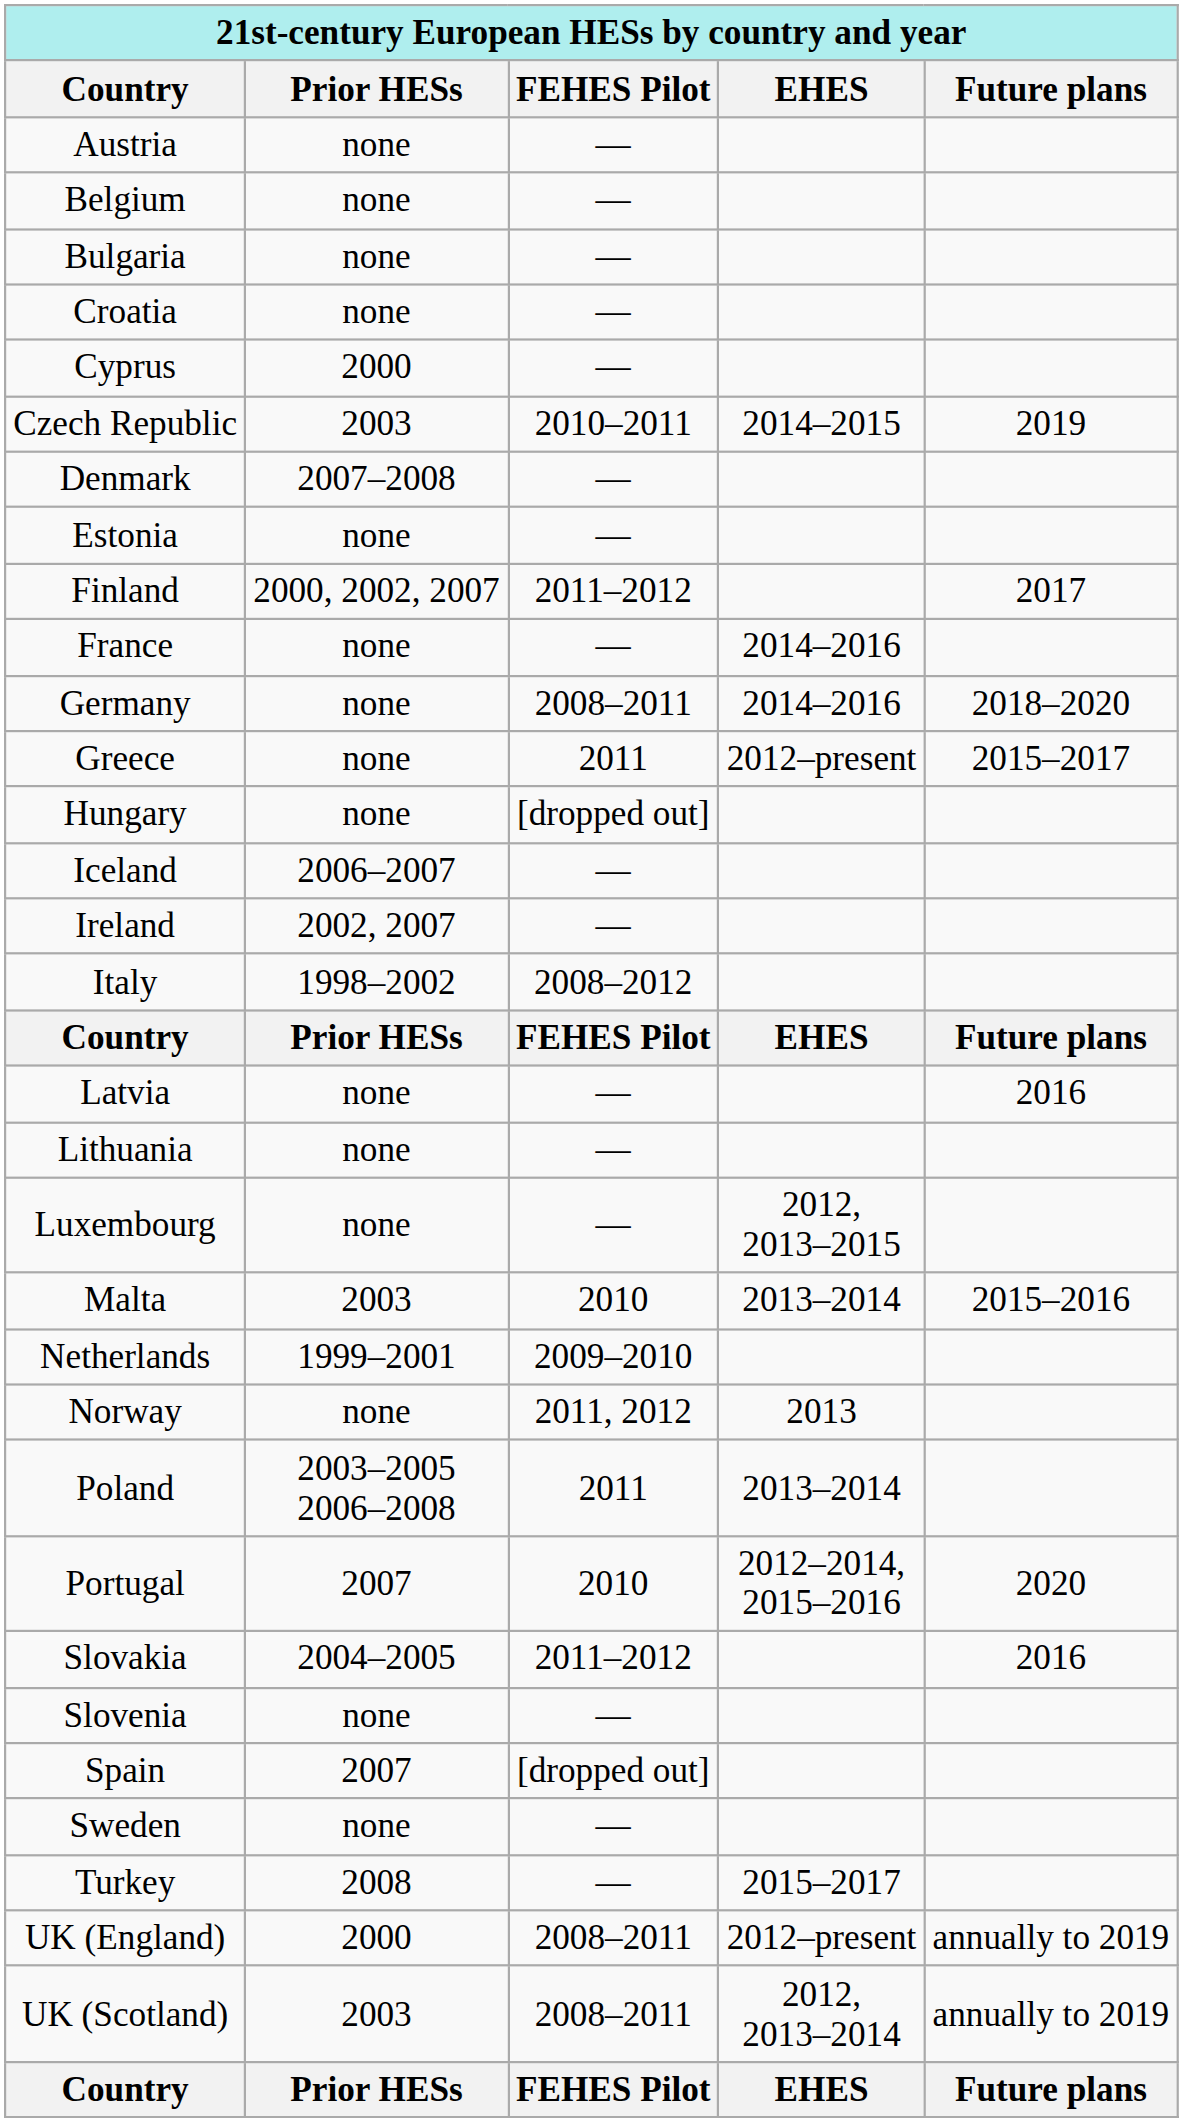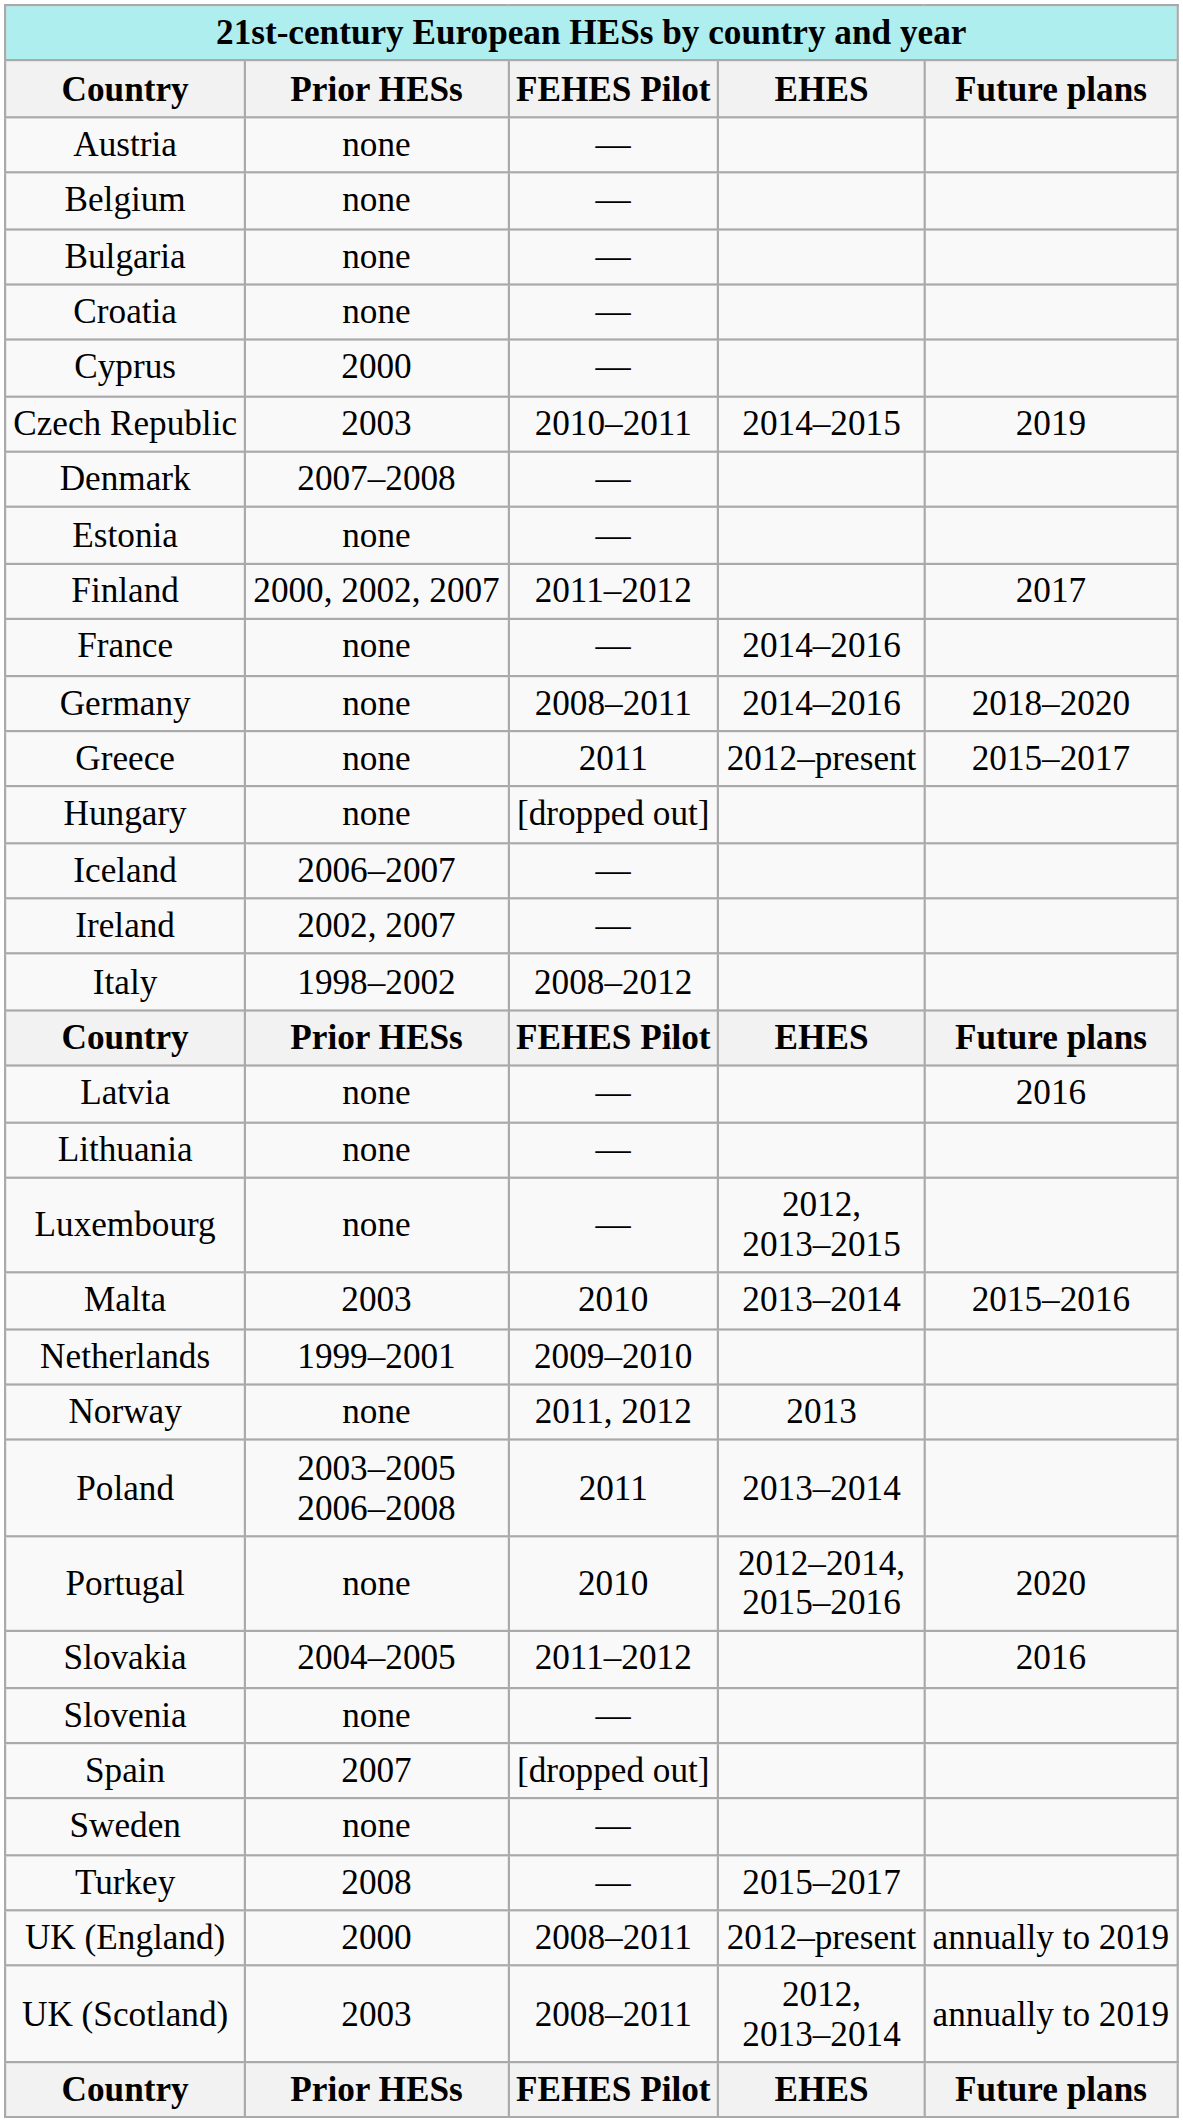(376, 1582) 2007 -> (376, 1582) none
